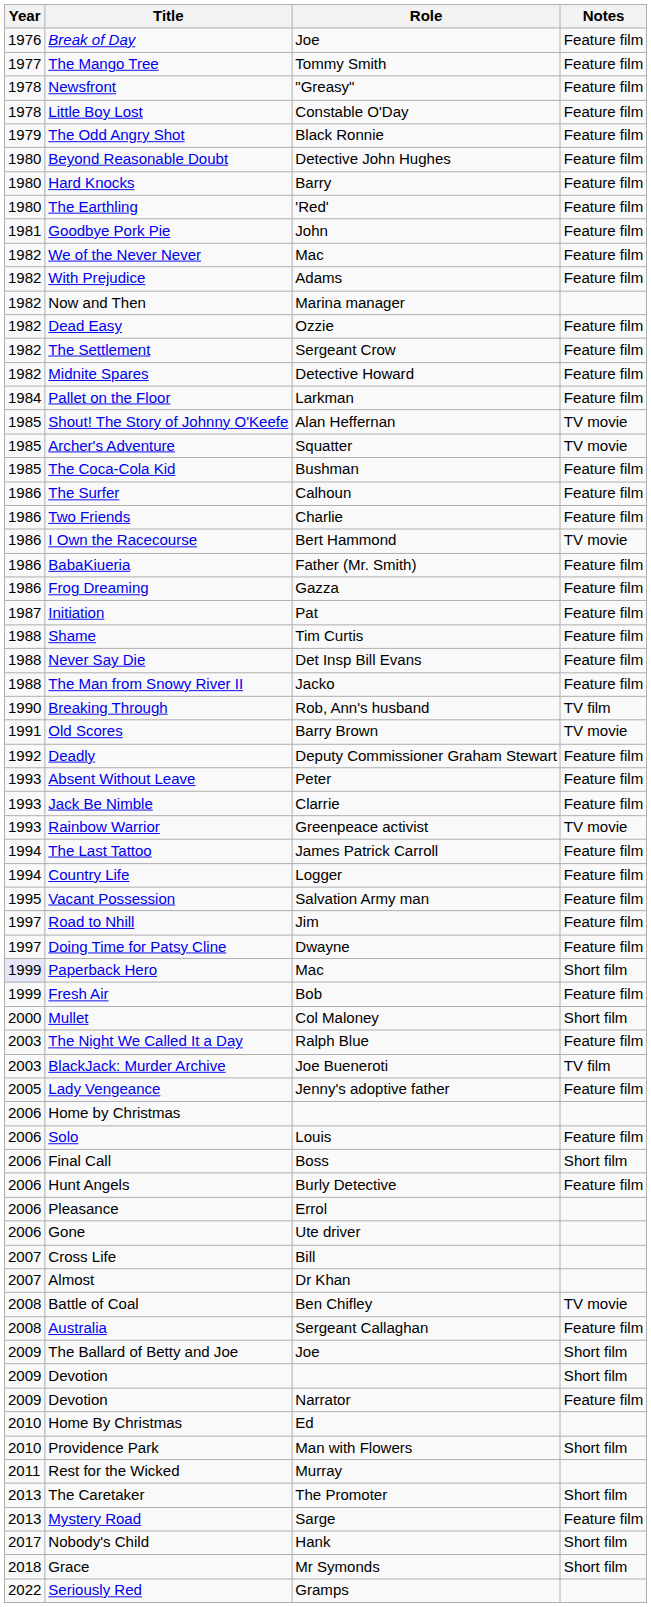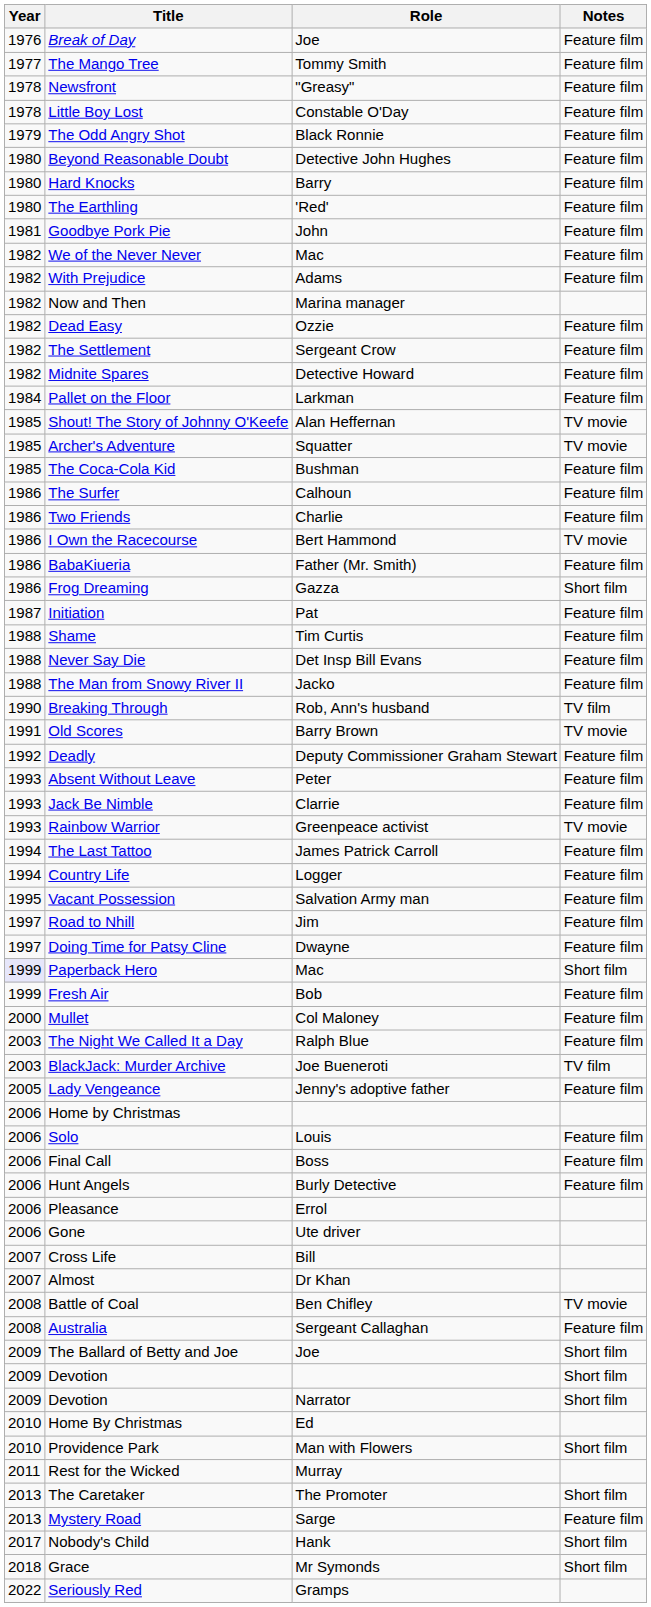(604, 588) Feature film -> (596, 588) Short film
(596, 1018) Short film -> (604, 1018) Feature film
(596, 1161) Short film -> (604, 1161) Feature film
(604, 1399) Feature film -> (596, 1399) Short film
